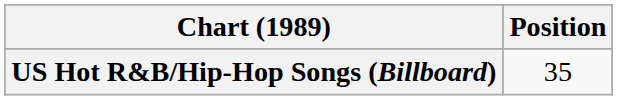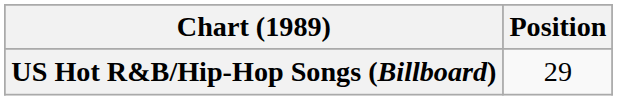(558, 71) 35 -> (558, 71) 29
